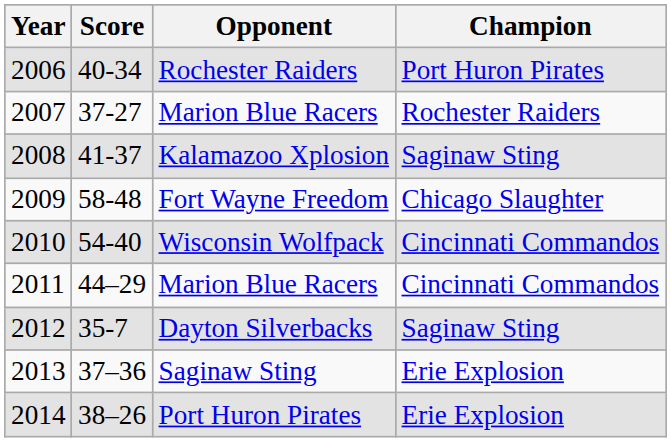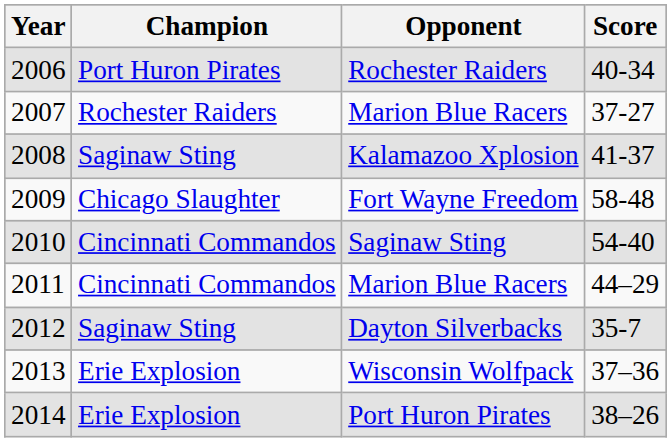columns swapped: (530, 26) <-> (112, 26)
(271, 241) Wisconsin Wolfpack -> (427, 241) Saginaw Sting
(238, 371) Saginaw Sting -> (461, 371) Wisconsin Wolfpack
